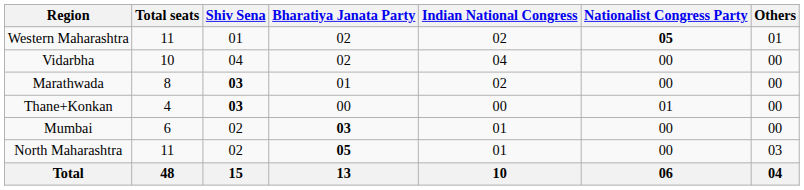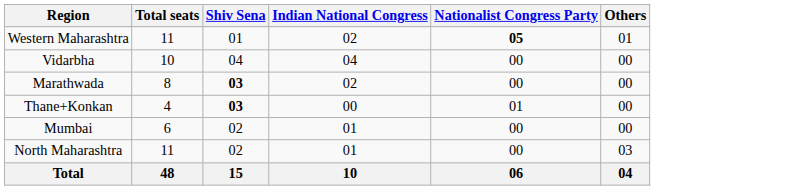- column: (344, 15)
